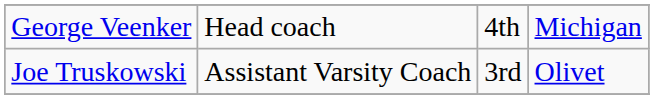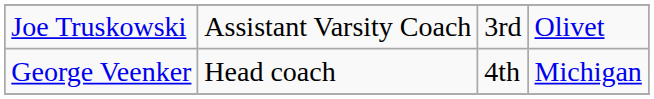rows swapped: (101, 26) <-> (99, 71)
